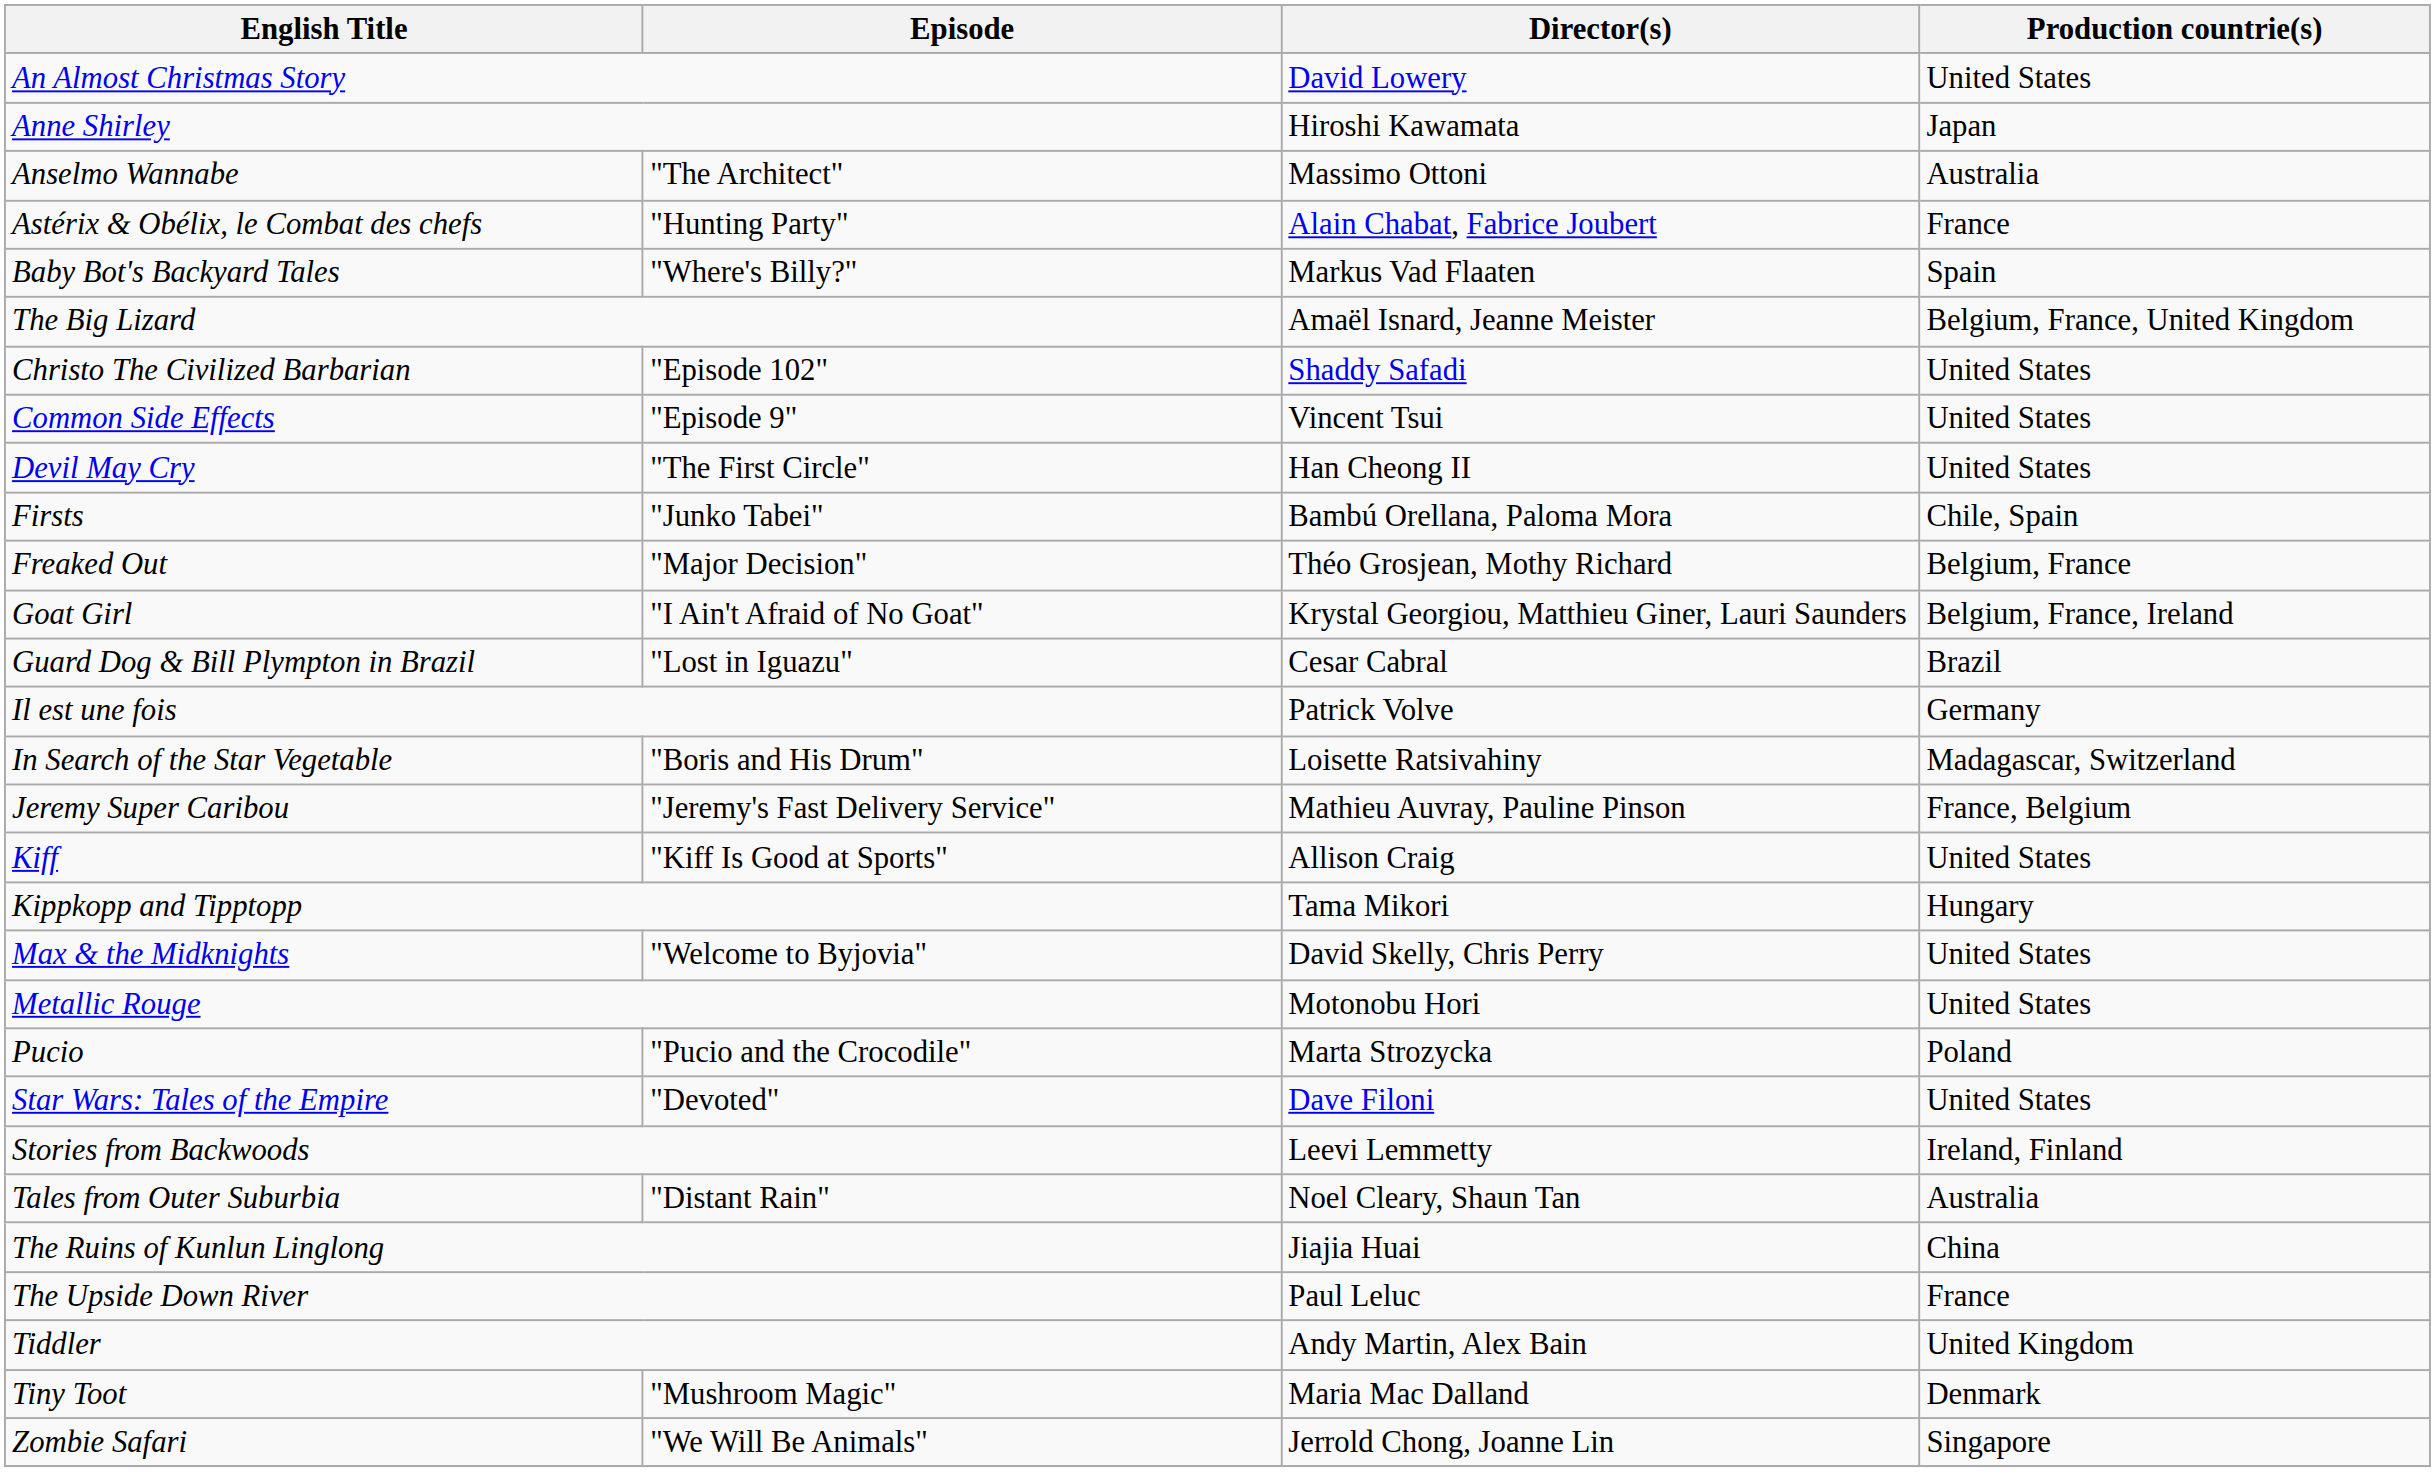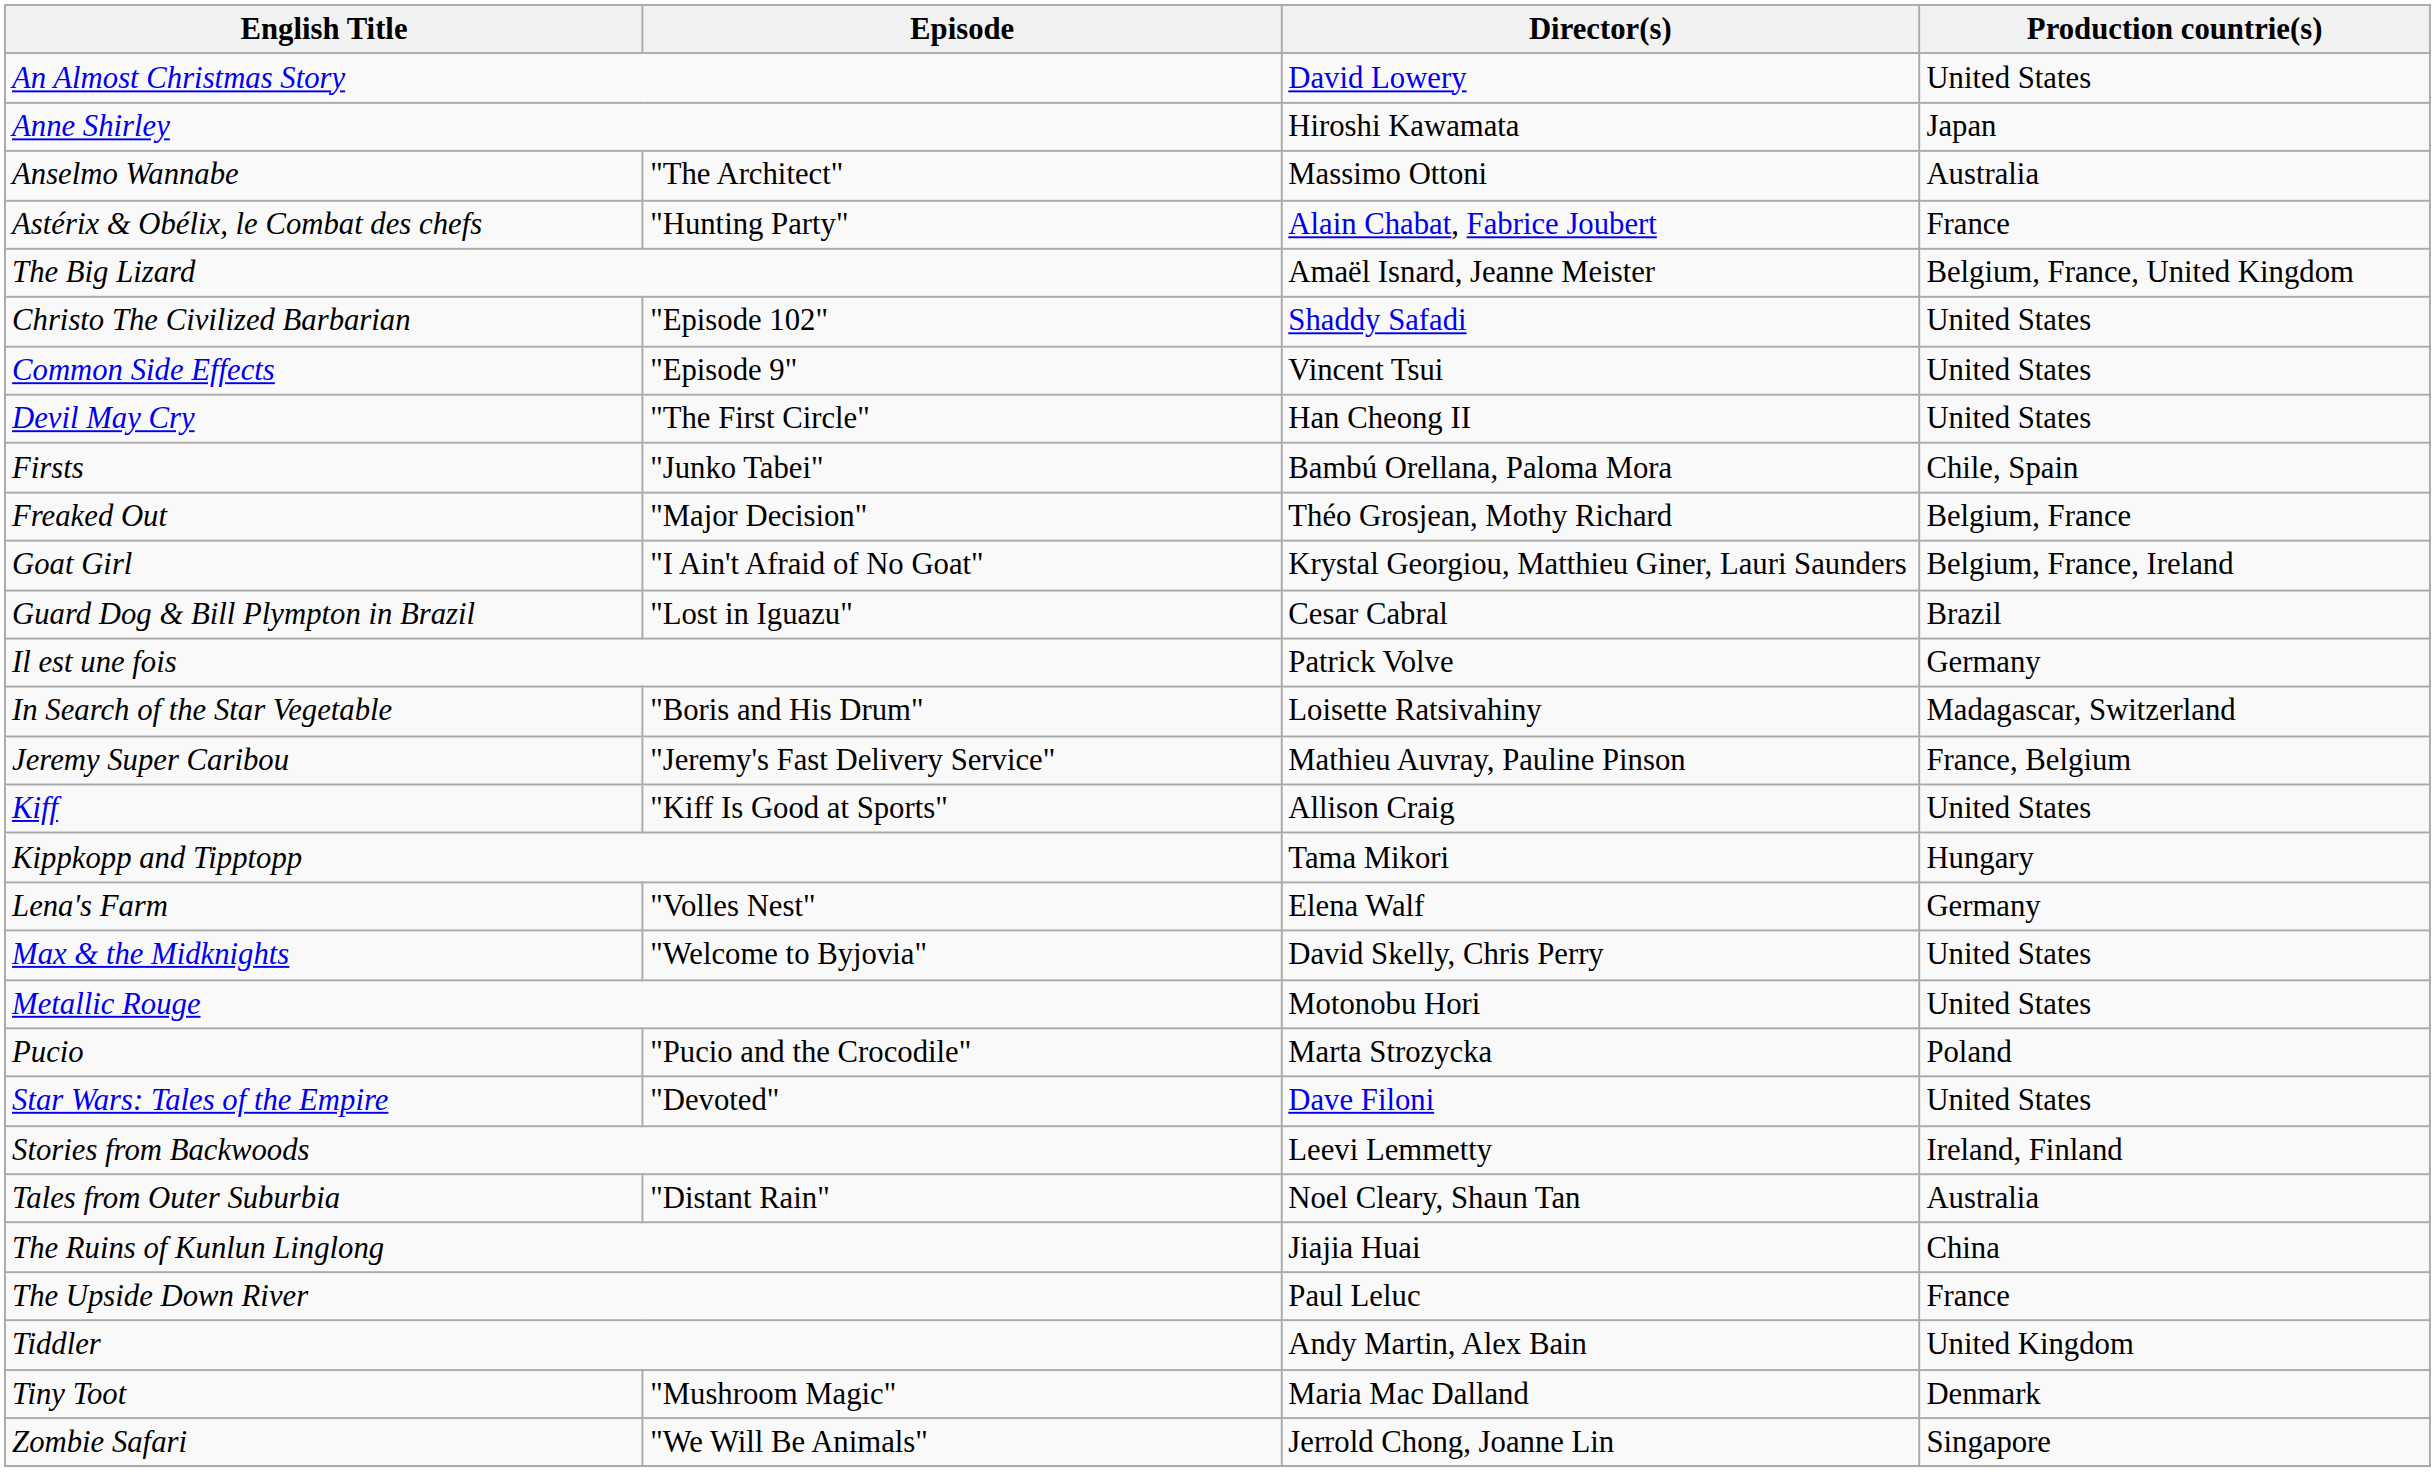- row: (176, 272)
+ row: (90, 905)
